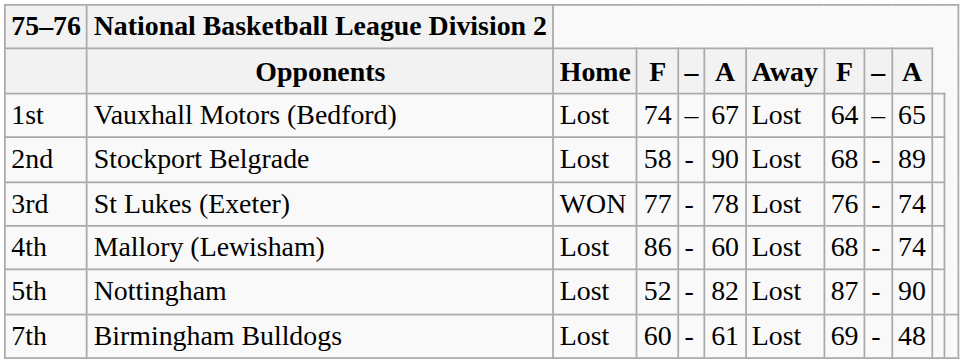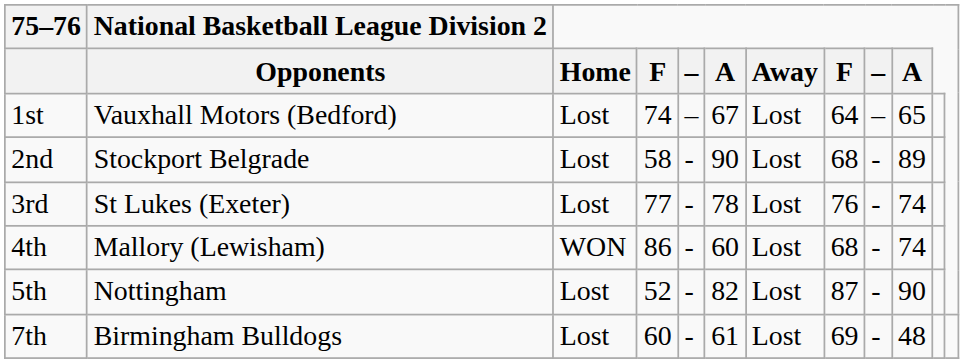(593, 203) WON -> (585, 203) Lost
(585, 247) Lost -> (593, 247) WON
